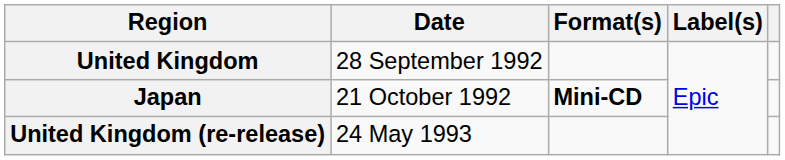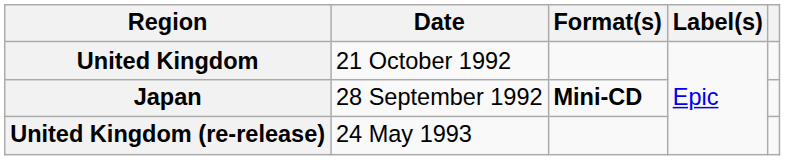(439, 60) 28 September 1992 -> (424, 60) 21 October 1992
(424, 97) 21 October 1992 -> (439, 97) 28 September 1992
